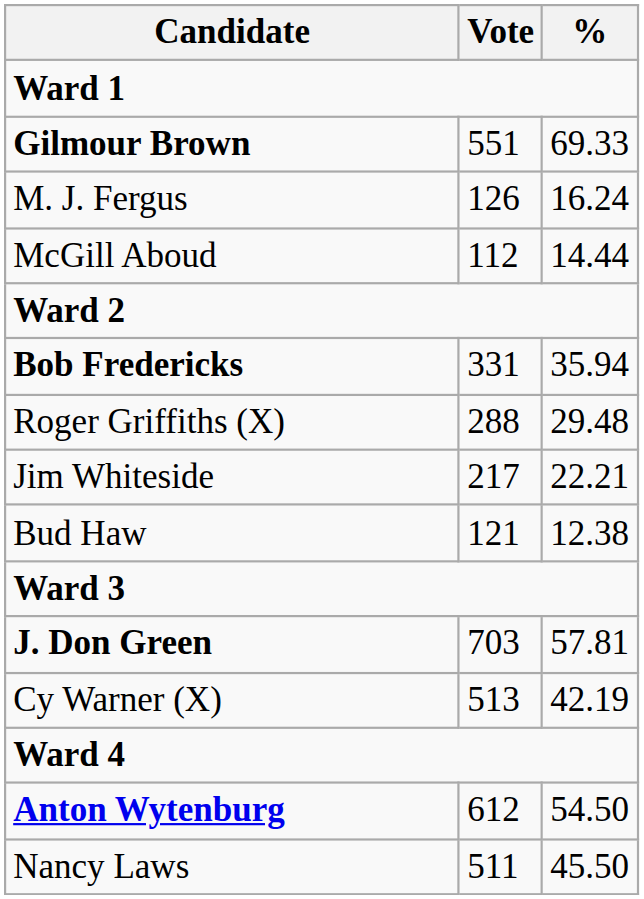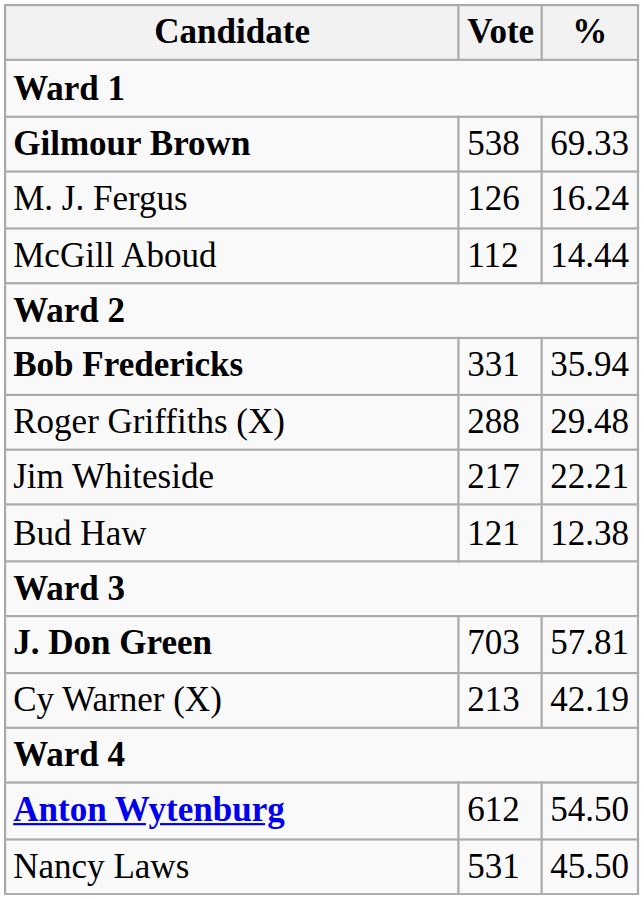(494, 143) 551 -> (494, 143) 538
(494, 699) 513 -> (494, 699) 213
(493, 865) 511 -> (494, 865) 531
